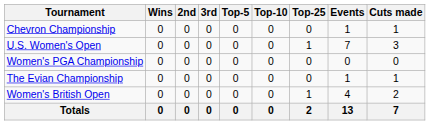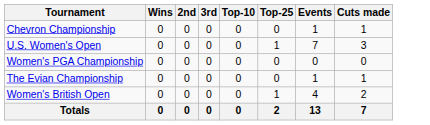- column: (236, 12)
